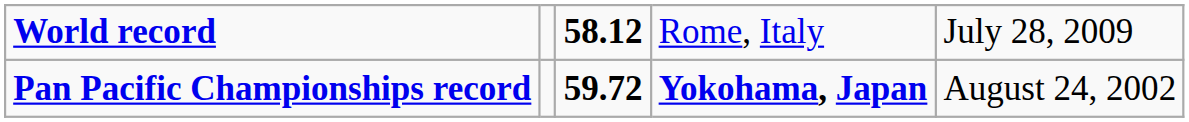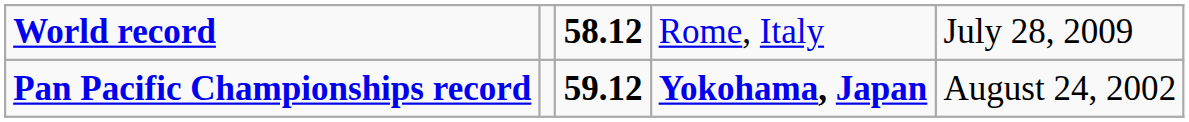(603, 87) 59.72 -> (603, 87) 59.12
